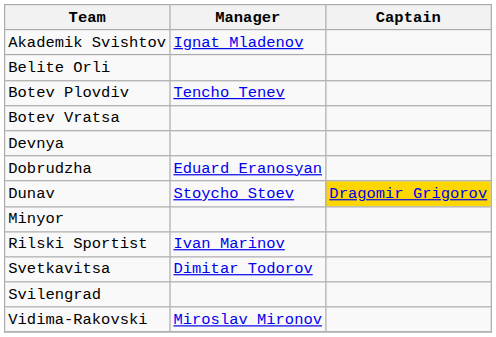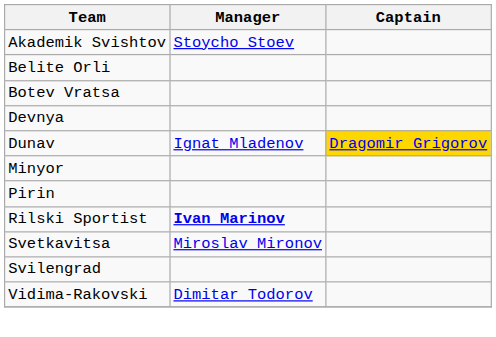(238, 42) Ignat Mladenov -> (234, 42) Stoycho Stoev
- row: (69, 93)
- row: (50, 168)
(234, 194) Stoycho Stoev -> (238, 143) Ignat Mladenov
+ row: (31, 194)
(229, 244) normal -> (229, 219) bold
(243, 269) Dimitar Todorov -> (248, 244) Miroslav Mironov
(248, 320) Miroslav Mironov -> (243, 295) Dimitar Todorov
